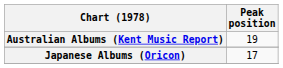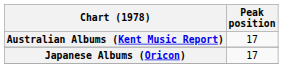(252, 39) 19 -> (252, 39) 17
